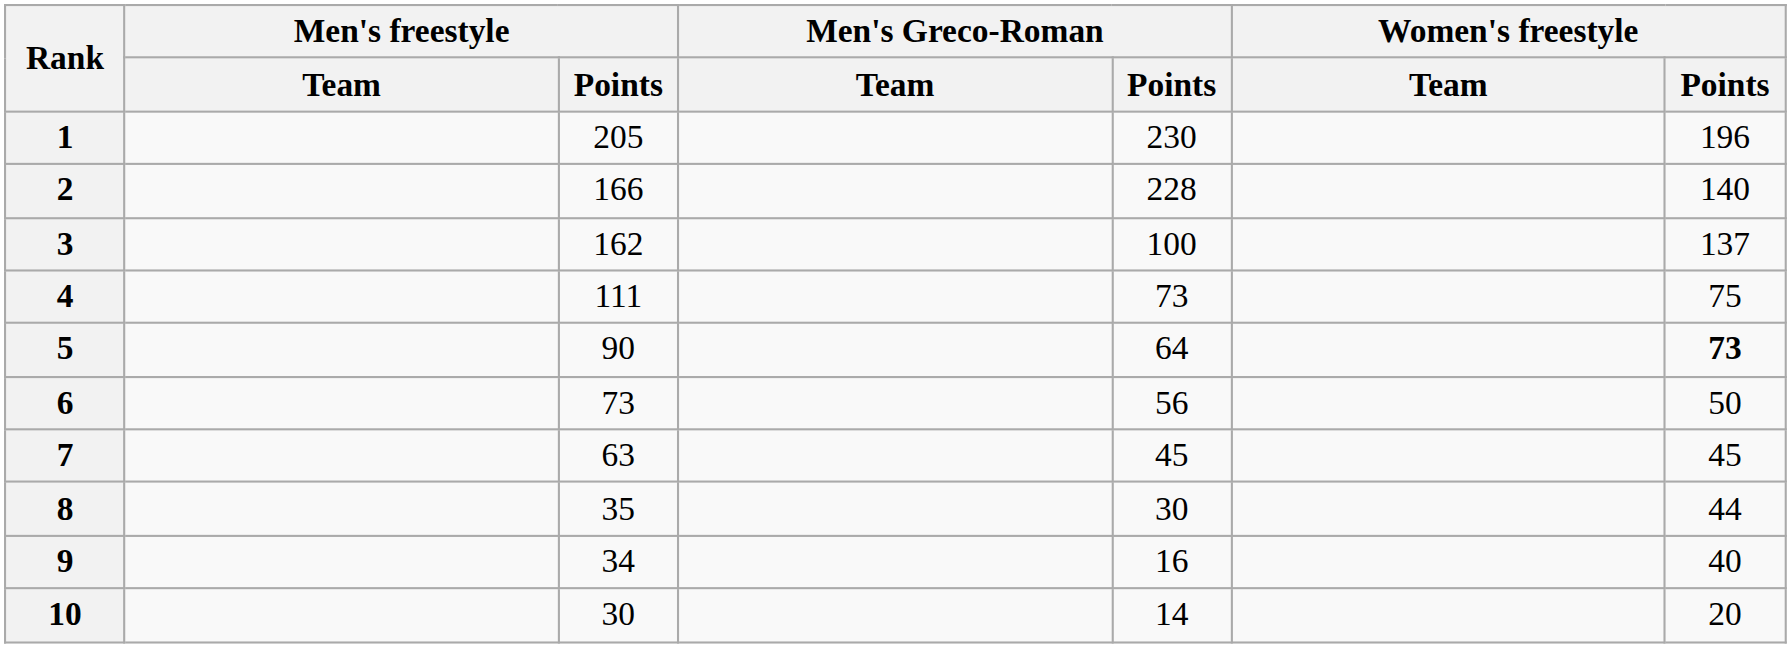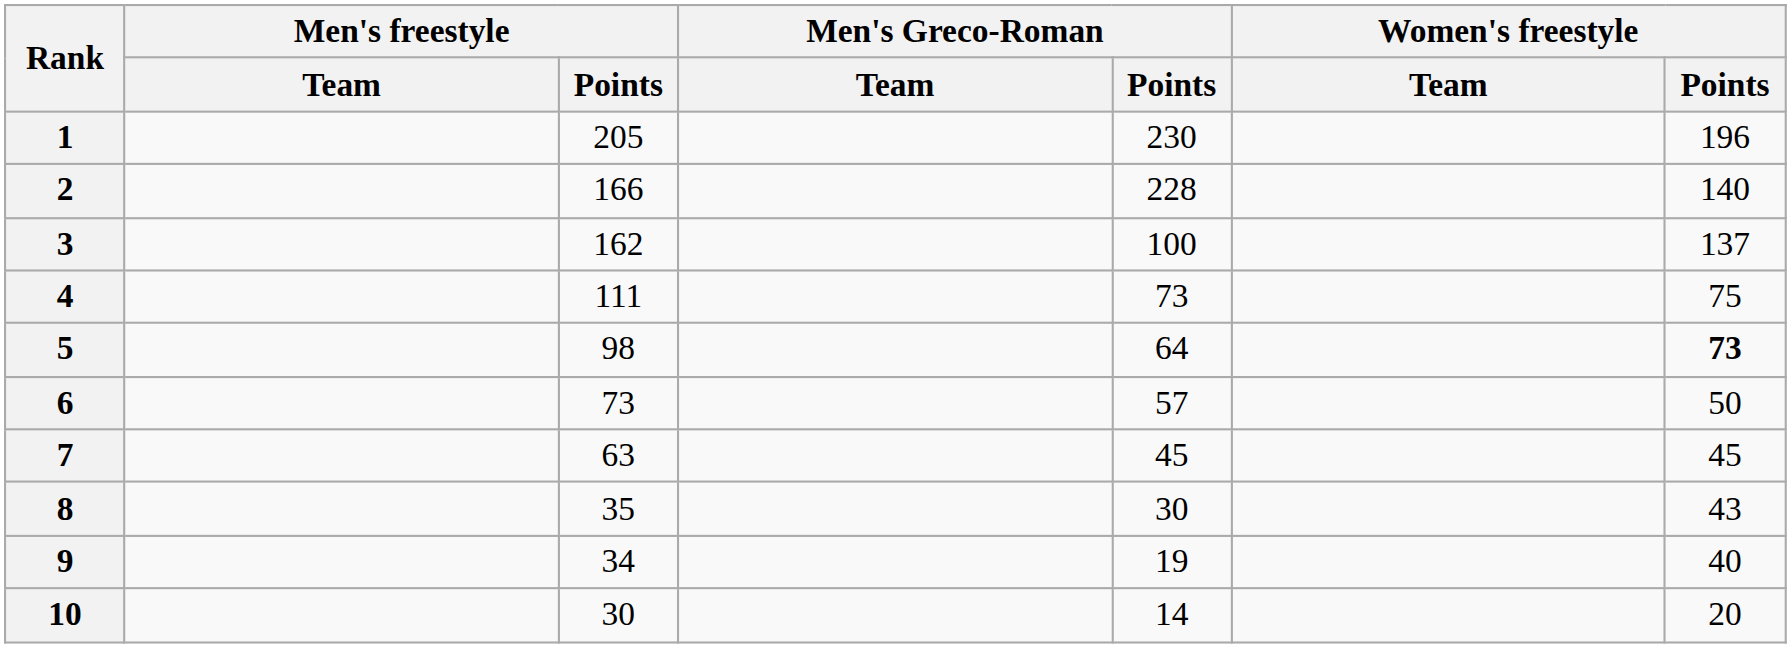(618, 349) 90 -> (618, 349) 98
(1172, 402) 56 -> (1172, 402) 57
(1725, 508) 44 -> (1725, 508) 43
(1172, 561) 16 -> (1172, 561) 19
